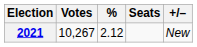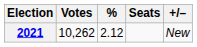(77, 32) 10,267 -> (77, 32) 10,262
